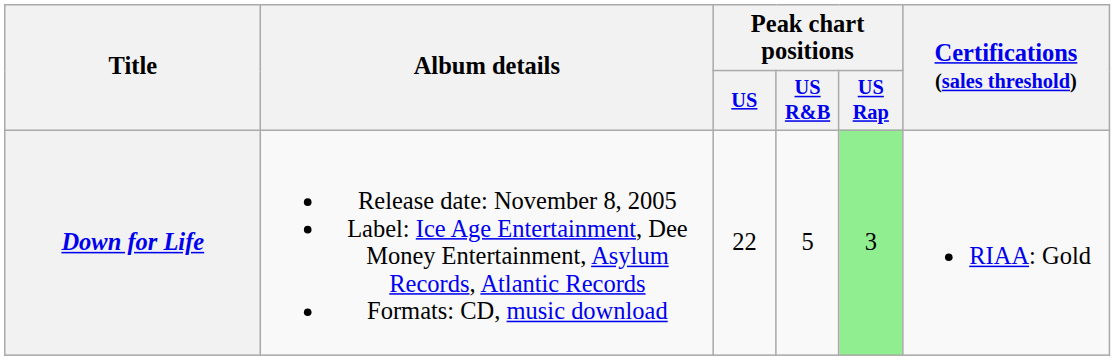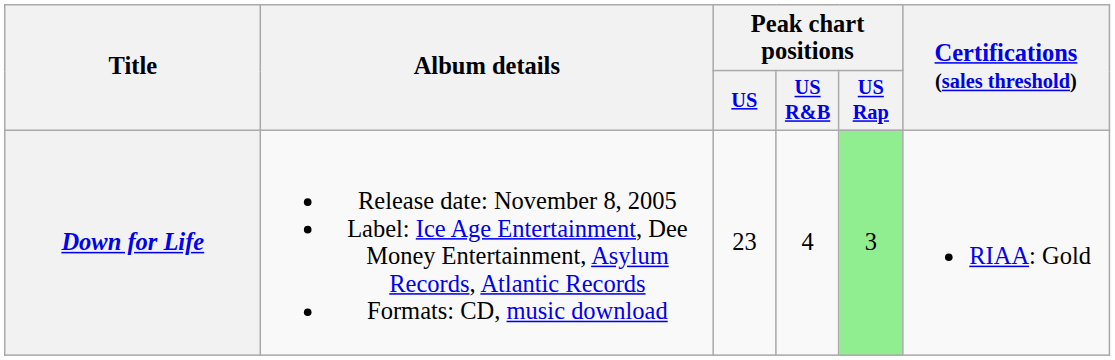(744, 242) 22 -> (744, 242) 23
(808, 242) 5 -> (808, 242) 4
